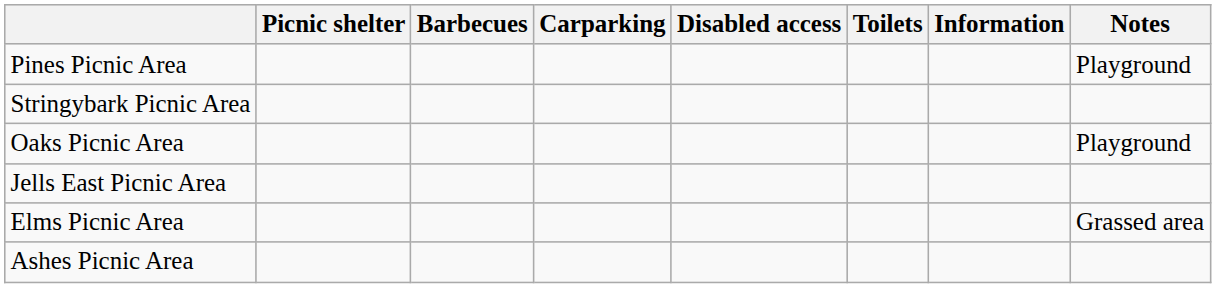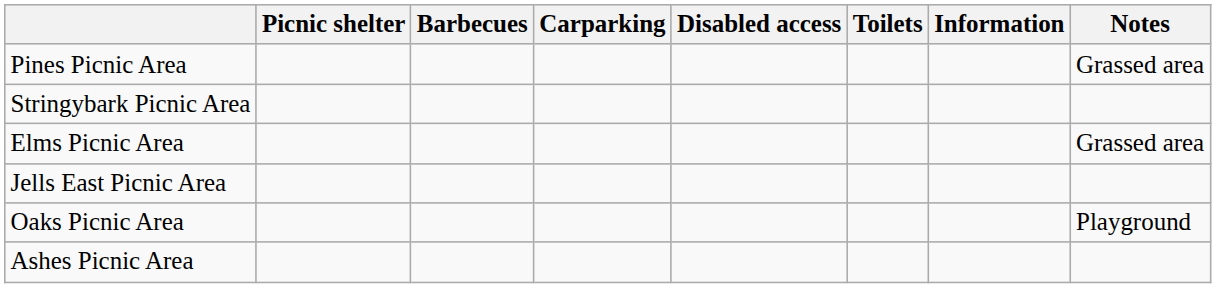(1134, 63) Playground -> (1140, 63) Grassed area
rows swapped: (97, 222) <-> (97, 143)
